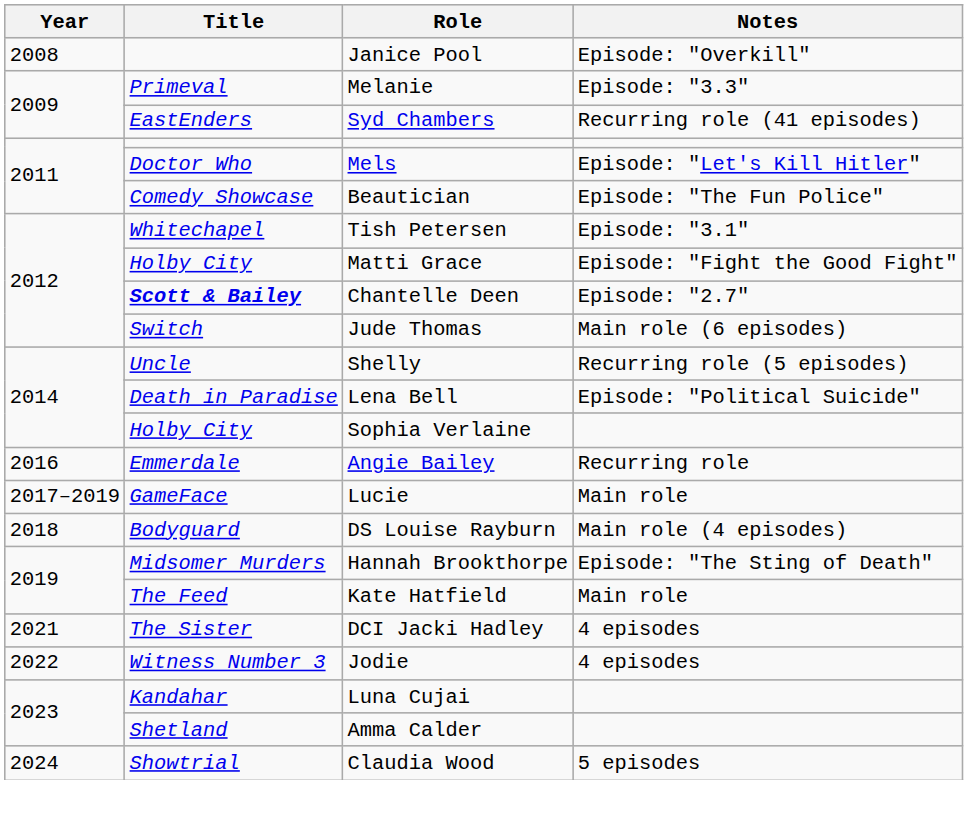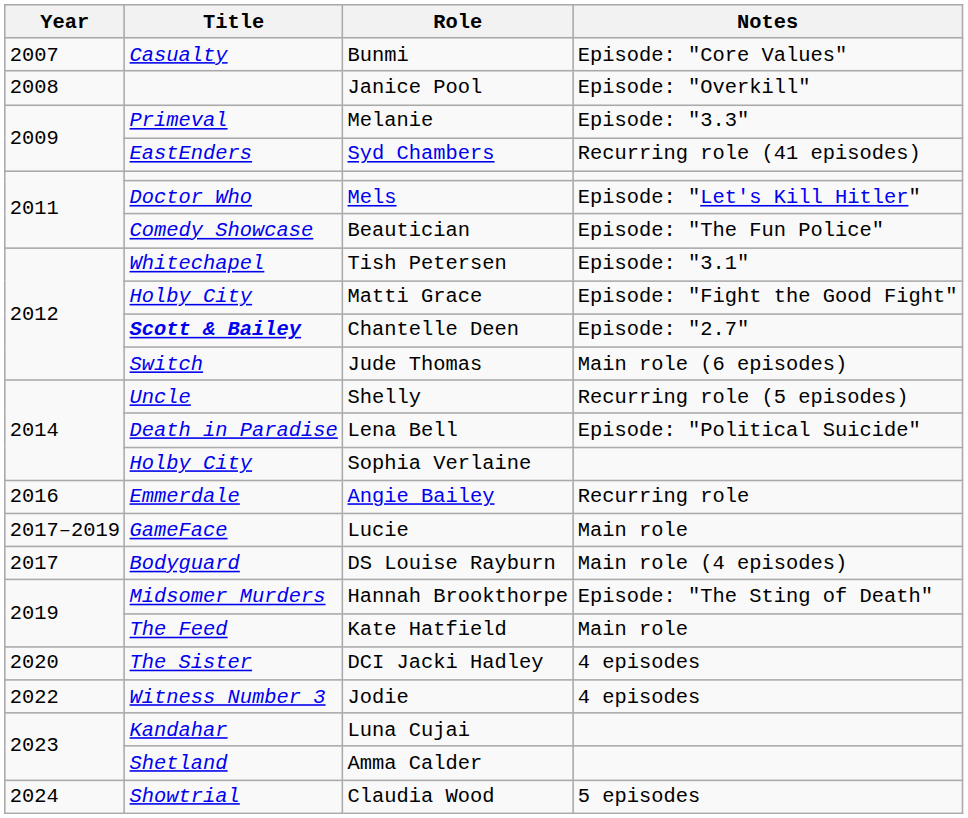+ row: (378, 55)
(34, 530) 2018 -> (34, 563) 2017
(34, 630) 2021 -> (34, 663) 2020
